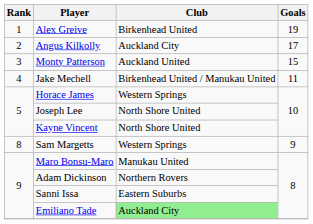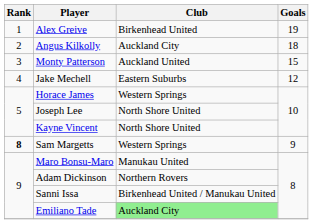(293, 45) 17 -> (293, 45) 18
(197, 78) Birkenhead United / Manukau United -> (152, 78) Eastern Suburbs
(293, 78) 11 -> (293, 78) 12
(19, 144) normal -> (19, 144) bold
(152, 194) Eastern Suburbs -> (197, 194) Birkenhead United / Manukau United
